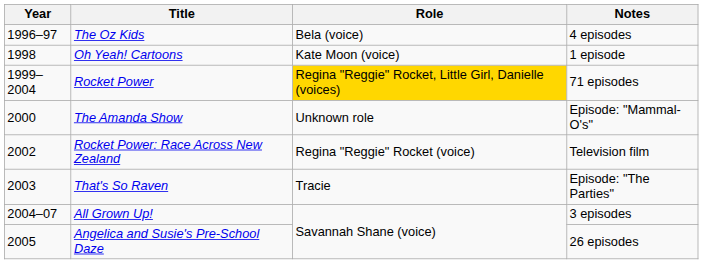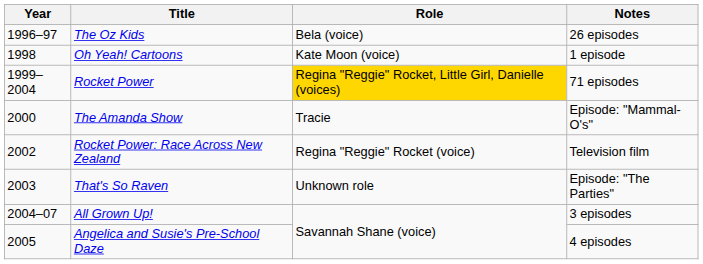(601, 34) 4 episodes -> (604, 34) 26 episodes
(335, 117) Unknown role -> (313, 117) Tracie
(313, 186) Tracie -> (335, 186) Unknown role
(604, 241) 26 episodes -> (601, 241) 4 episodes
